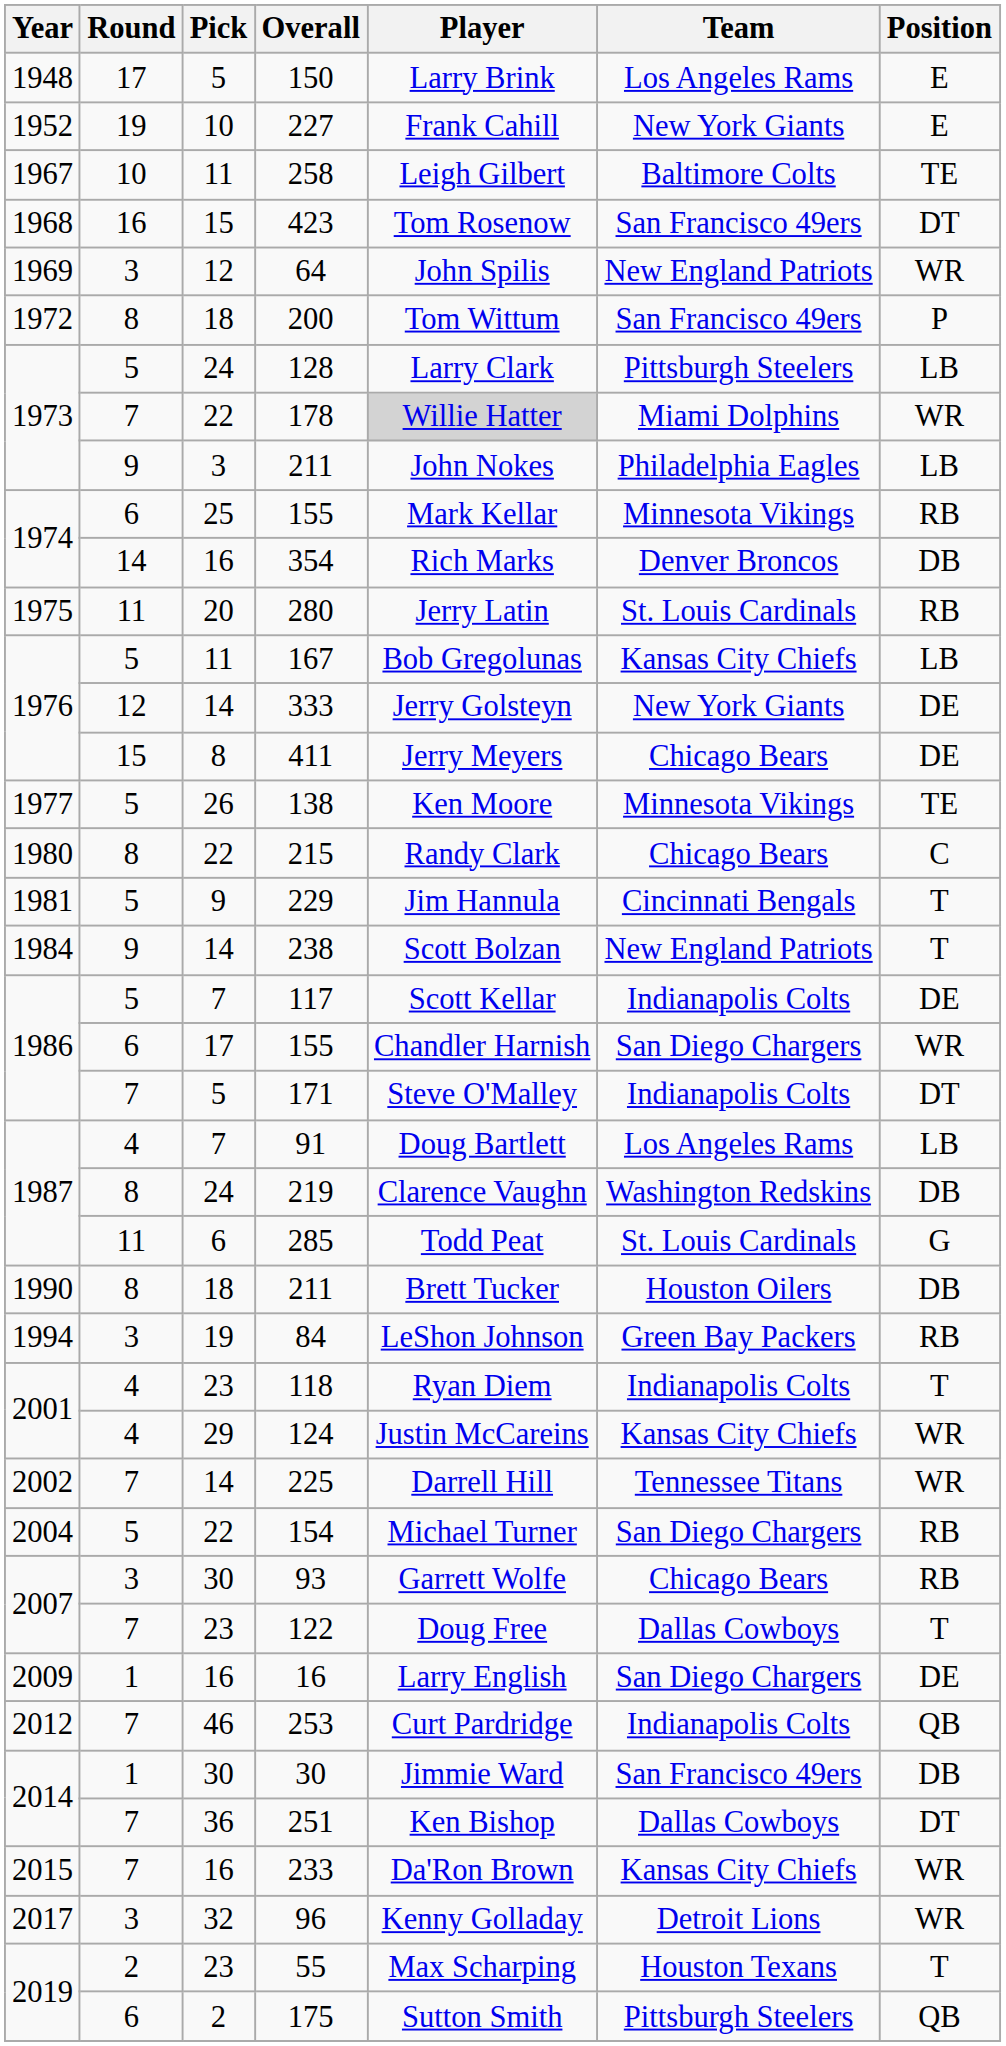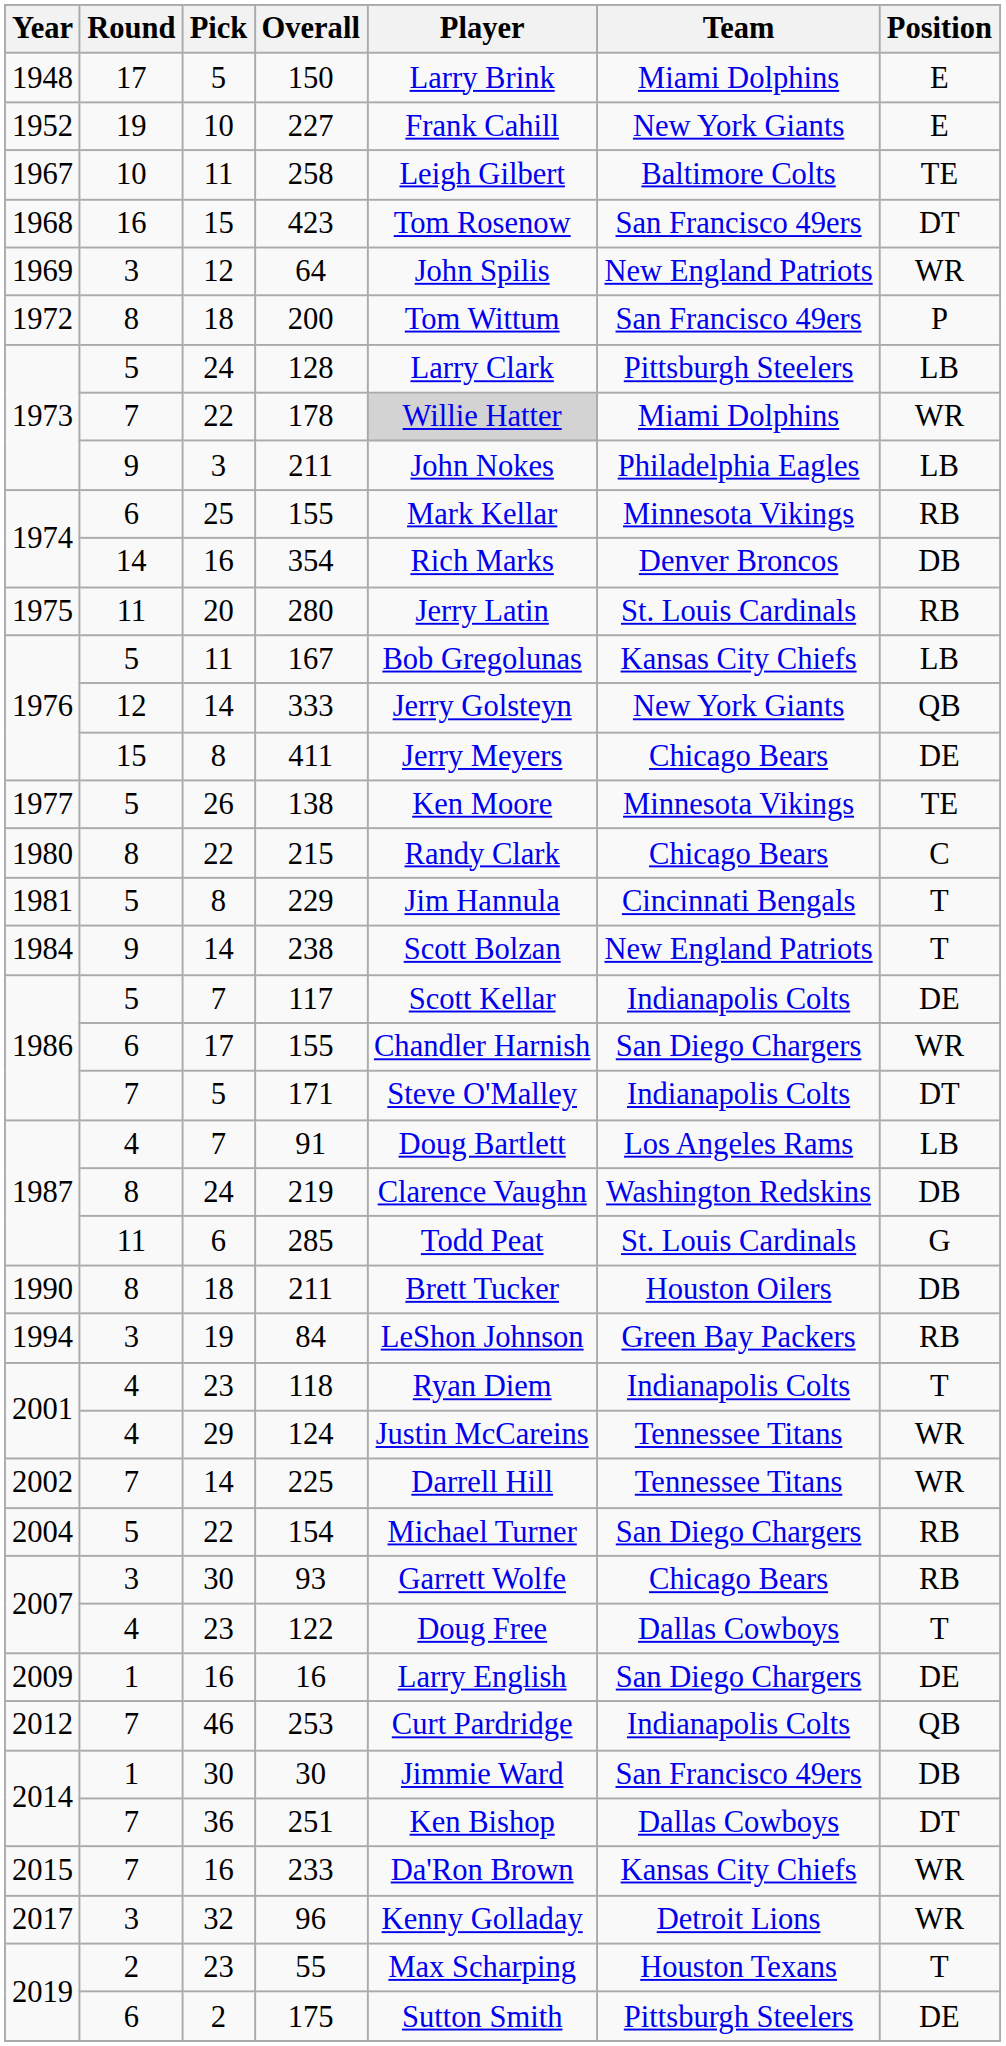(739, 77) Los Angeles Rams -> (739, 77) Miami Dolphins
(939, 707) DE -> (939, 707) QB
(218, 901) 9 -> (218, 901) 8
(739, 1434) Kansas City Chiefs -> (739, 1434) Tennessee Titans
(131, 1628) 7 -> (131, 1628) 4
(939, 2015) QB -> (939, 2015) DE
